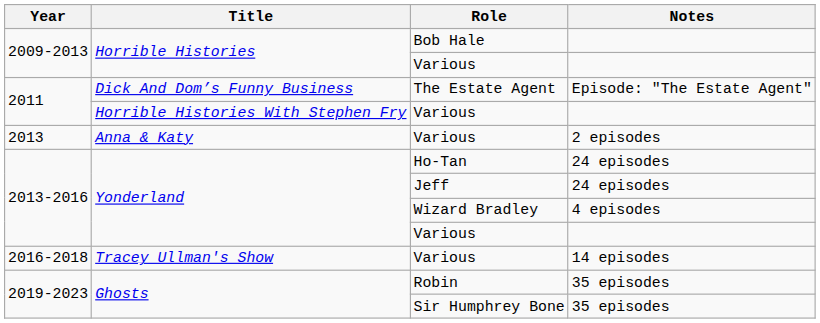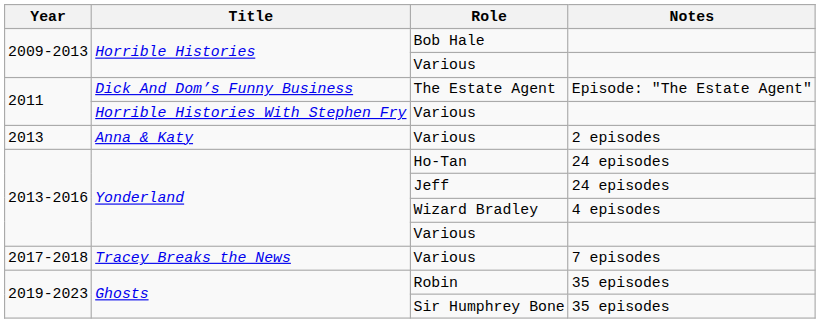- row: (184, 258)
+ row: (193, 258)
